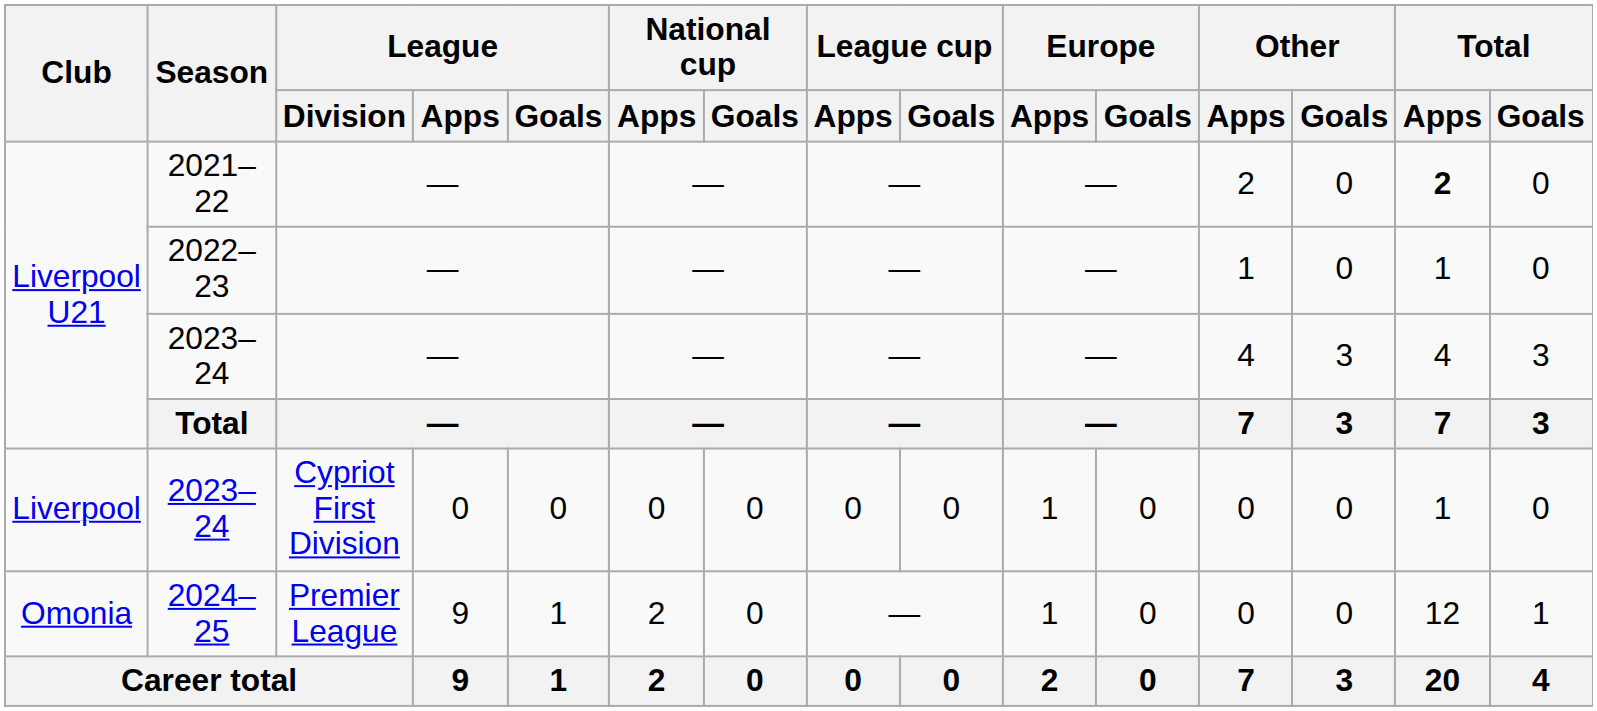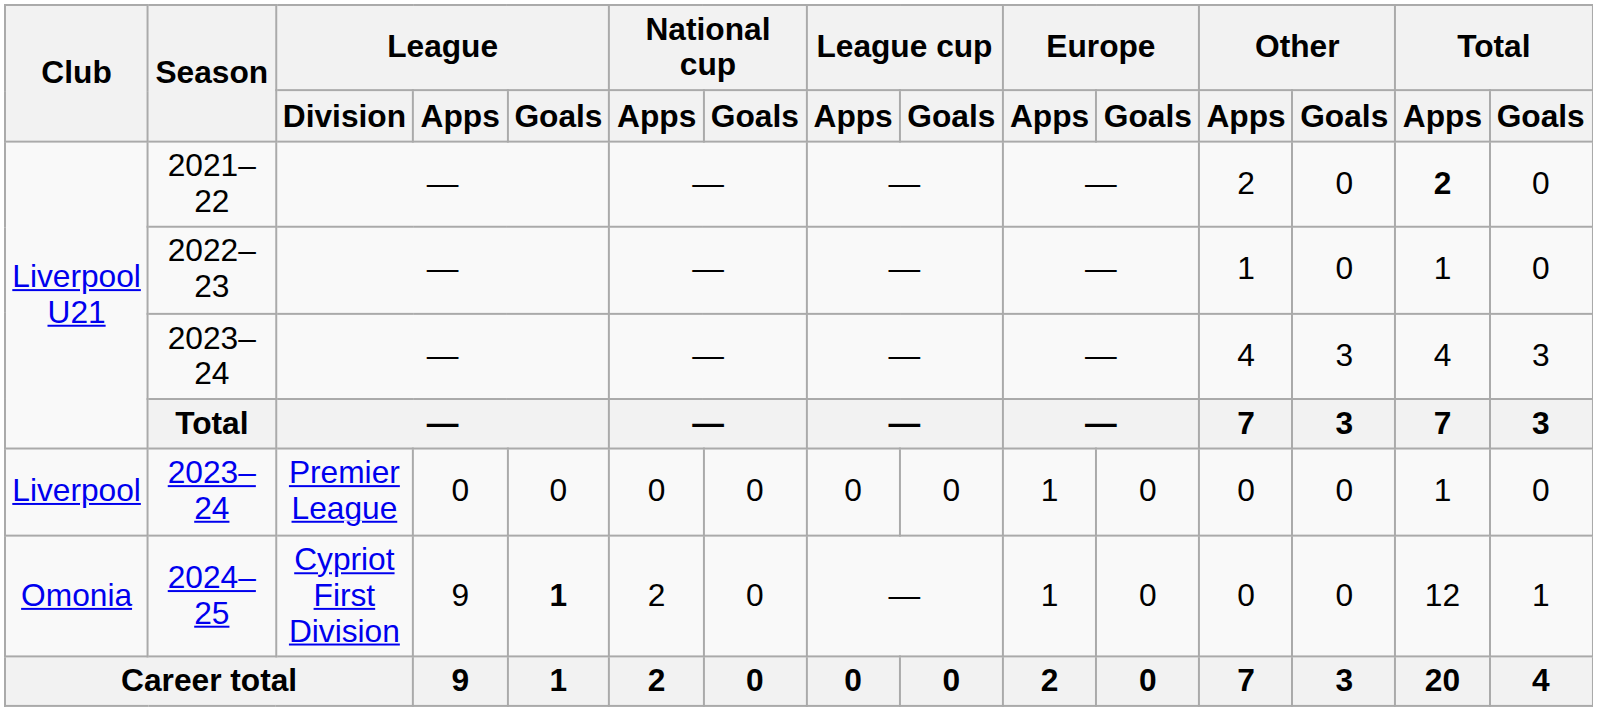(344, 509) Cypriot First Division -> (344, 491) Premier League
(344, 612) Premier League -> (344, 595) Cypriot First Division
(558, 612) normal -> (558, 595) bold
